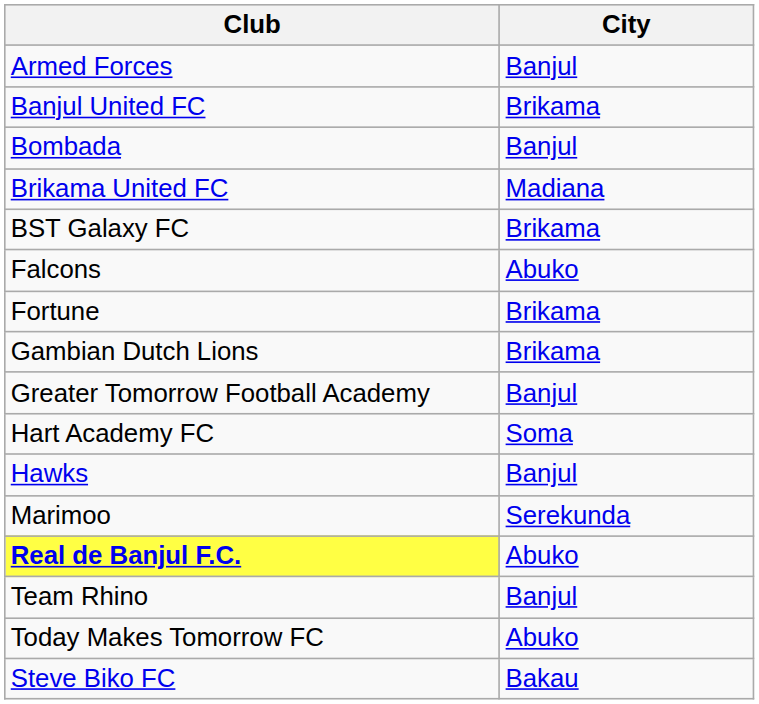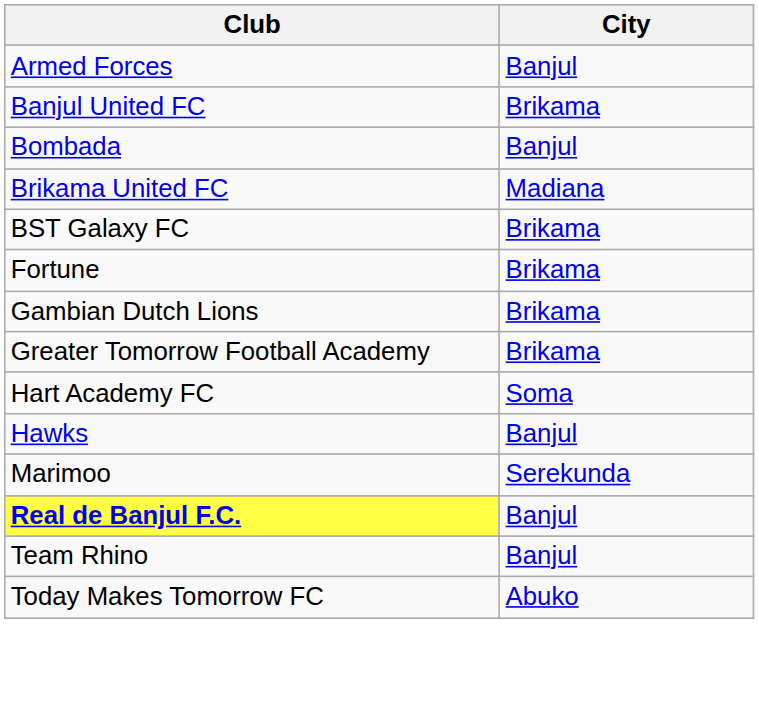- row: (56, 270)
(541, 392) Banjul -> (553, 351) Brikama
(542, 556) Abuko -> (541, 515) Banjul
- row: (93, 678)
